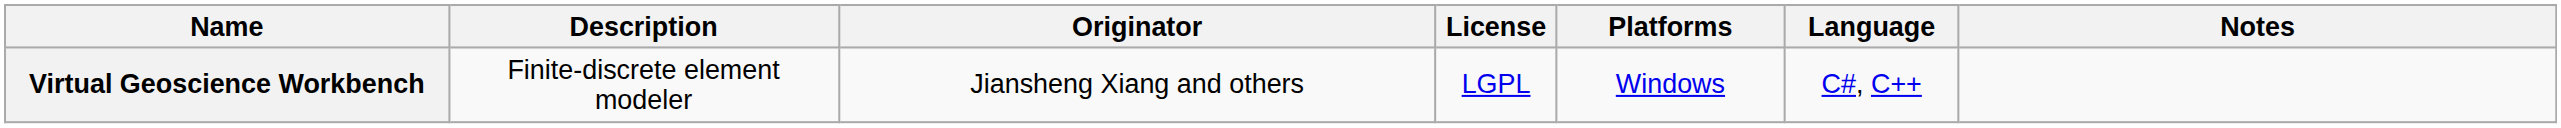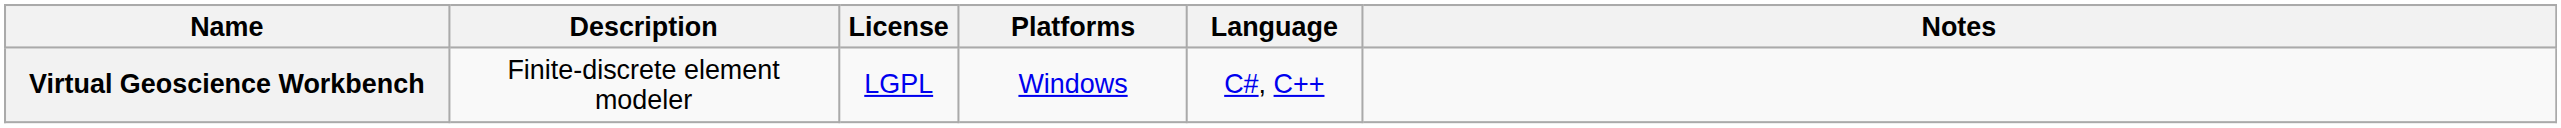- column: (1137, 27)
